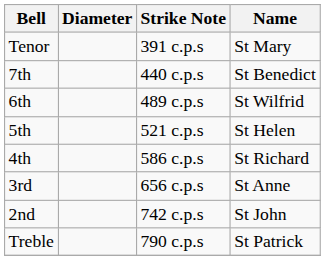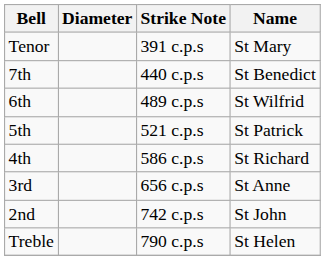(265, 130) St Helen -> (269, 130) St Patrick
(269, 241) St Patrick -> (265, 241) St Helen
